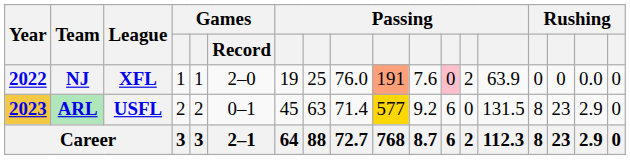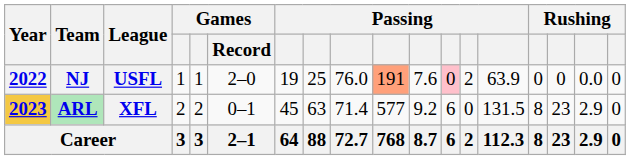(138, 79) XFL -> (138, 79) USFL
(138, 109) USFL -> (138, 109) XFL
(391, 109) gold background -> (391, 109) no background
